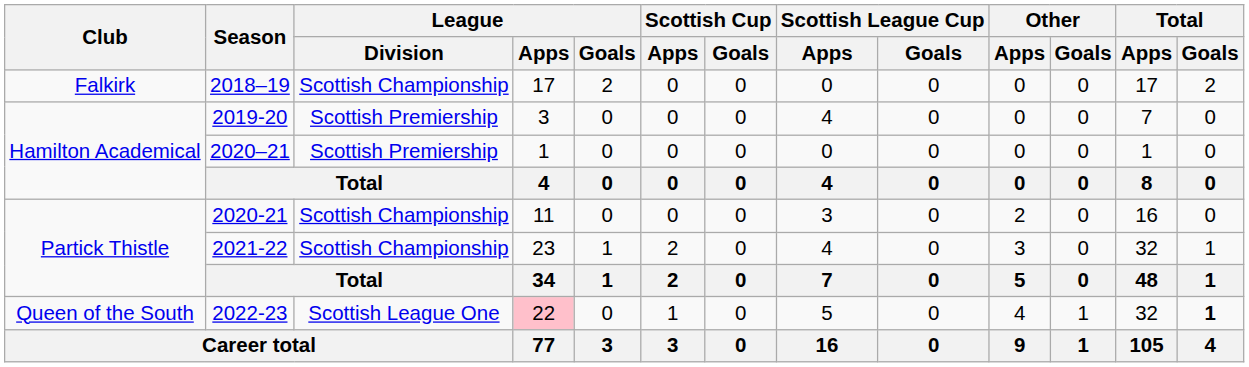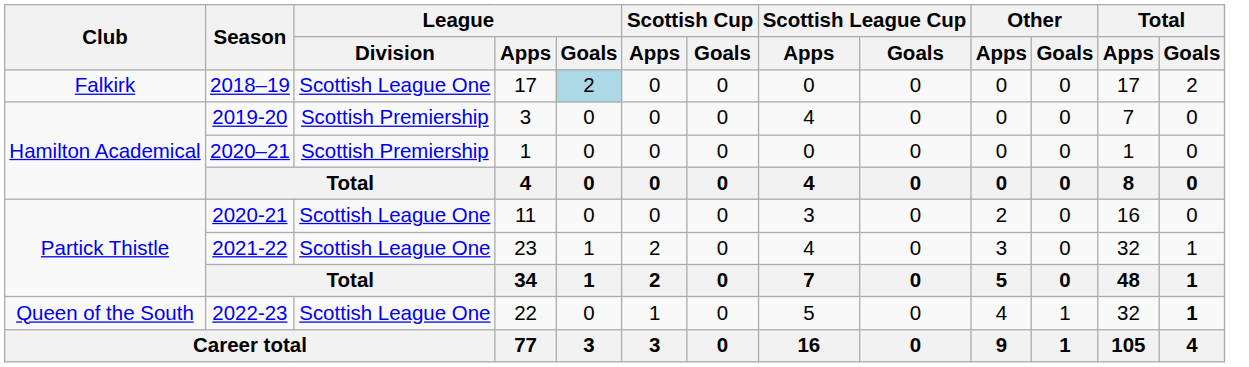(404, 85) Scottish Championship -> (395, 85) Scottish League One
(607, 85) no background -> (589, 85) lightblue background
(404, 215) Scottish Championship -> (395, 215) Scottish League One
(404, 248) Scottish Championship -> (395, 248) Scottish League One
(544, 313) pink background -> (526, 313) no background
